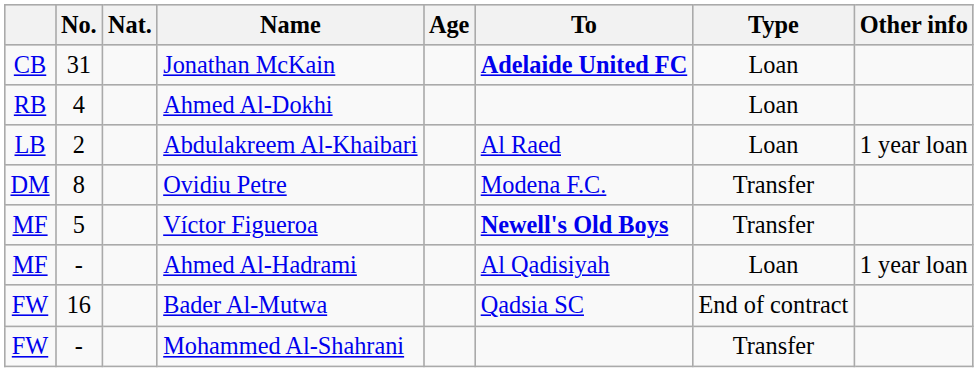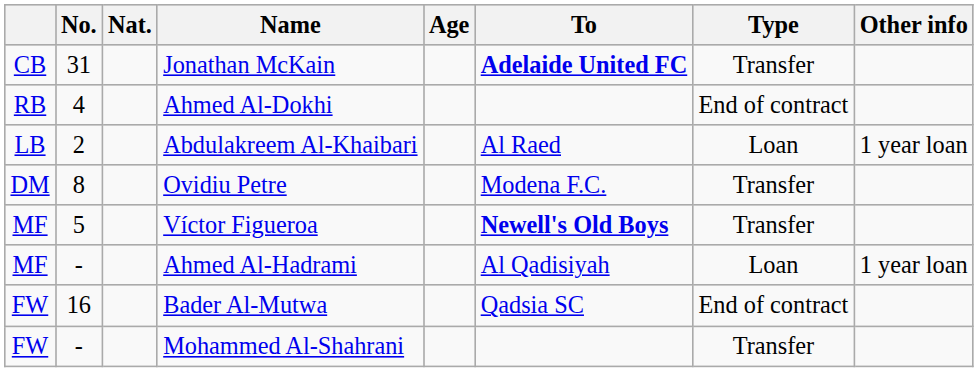(773, 64) Loan -> (773, 64) Transfer
(773, 104) Loan -> (773, 104) End of contract
